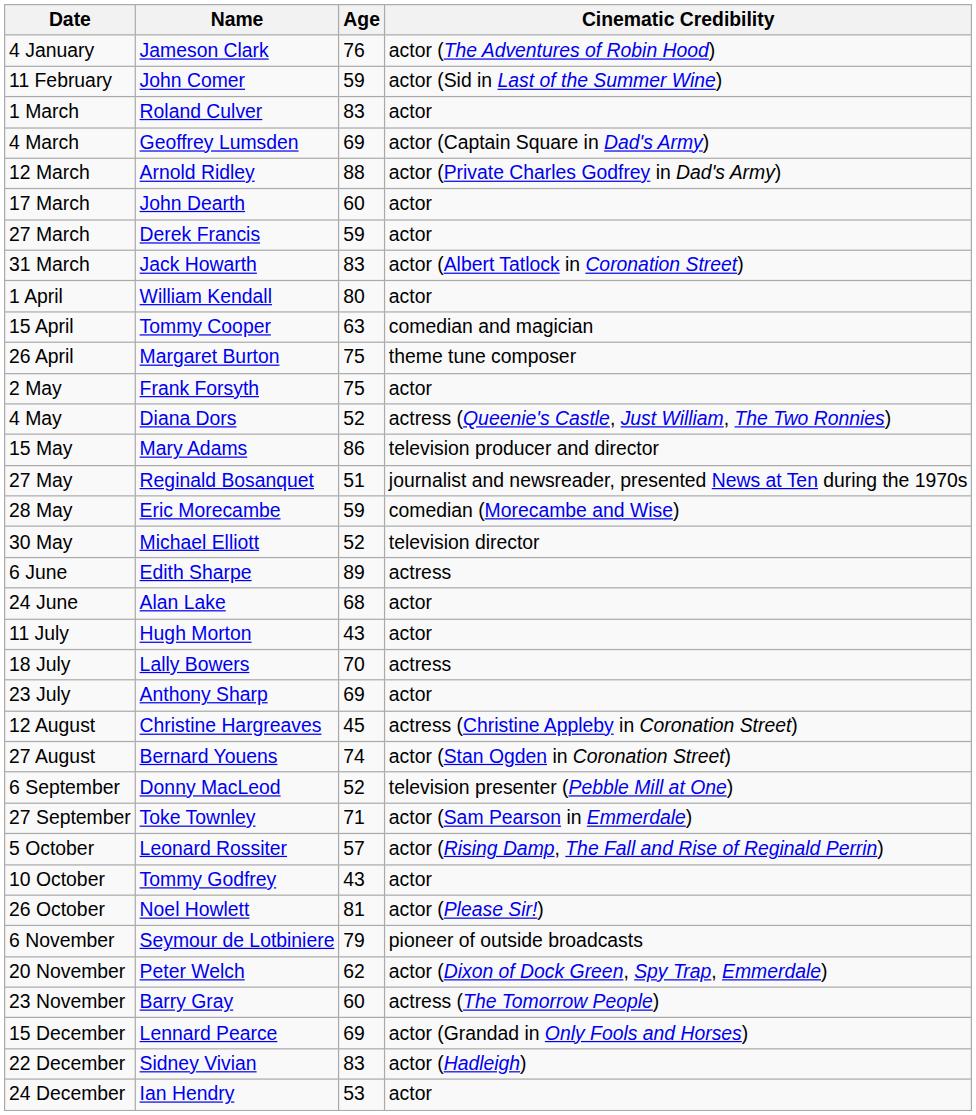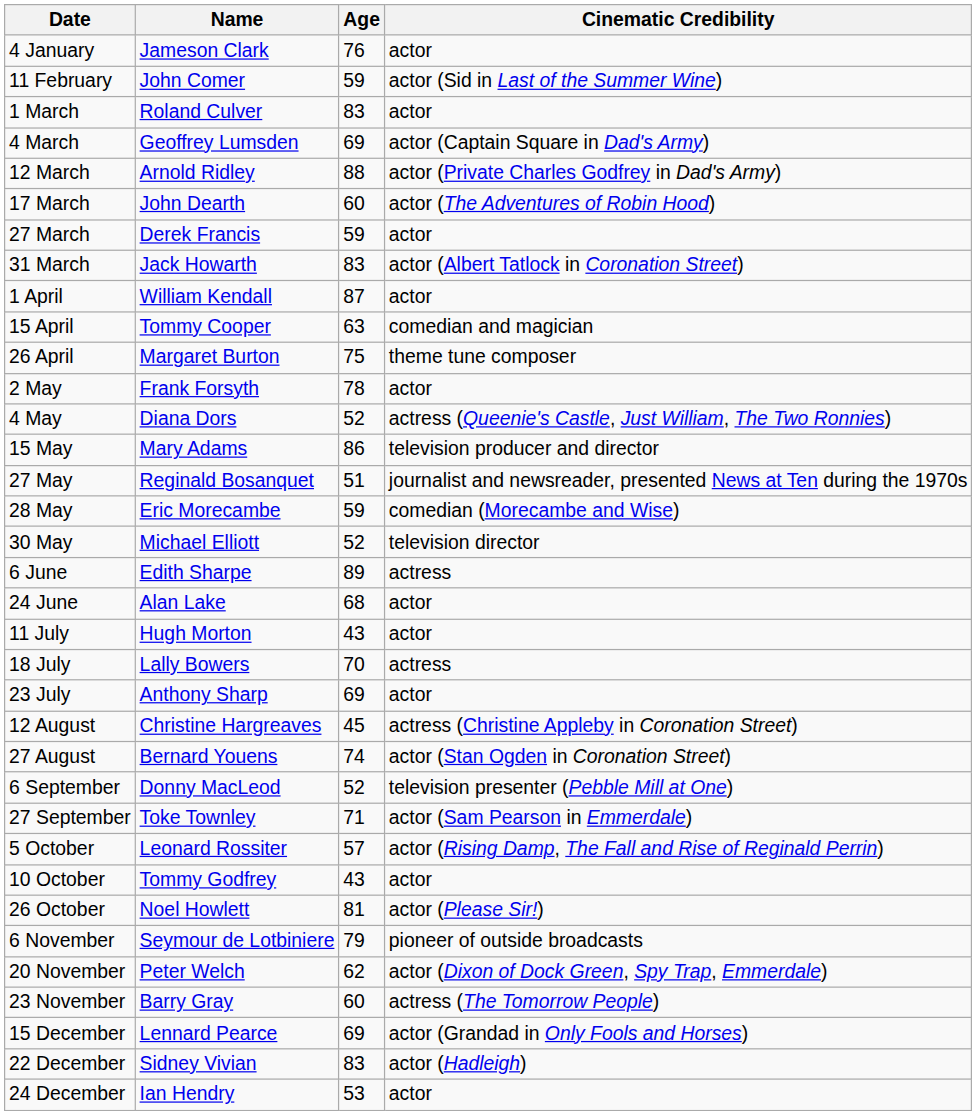(552, 50) actor (The Adventures of Robin Hood) -> (410, 50) actor
(410, 204) actor -> (552, 204) actor (The Adventures of Robin Hood)
(354, 296) 80 -> (354, 296) 87
(354, 388) 75 -> (354, 388) 78
